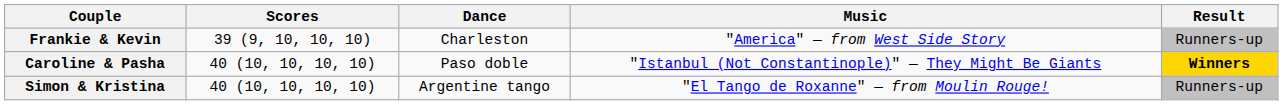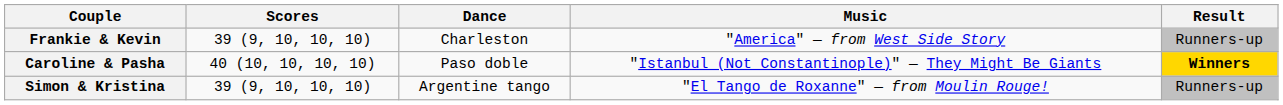(293, 88) 40 (10, 10, 10, 10) -> (293, 88) 39 (9, 10, 10, 10)
